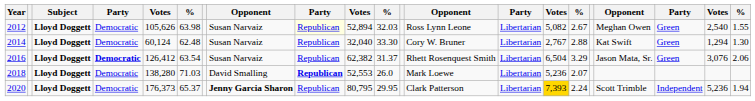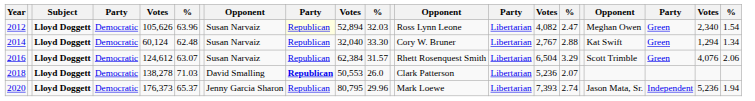(190, 27) 63.98 -> (187, 27) 63.96
(556, 27) 5,082 -> (546, 27) 4,082
(579, 27) 2.67 -> (570, 27) 2.47
(717, 27) 2,540 -> (708, 27) 2,340
(741, 27) 1.55 -> (731, 27) 1.54
(741, 42) 1.30 -> (731, 42) 1.34
(118, 58) bold -> (117, 58) normal
(160, 58) 126,412 -> (157, 58) 124,612
(190, 58) 63.54 -> (187, 58) 63.07
(360, 58) 62,382 -> (350, 58) 62,384
(387, 58) 31.37 -> (378, 58) 31.57
(624, 58) Jason Mata, Sr. -> (612, 58) Scott Trimble
(717, 58) 3,076 -> (708, 58) 4,076
(160, 73) 138,280 -> (157, 73) 138,278
(360, 73) 52,553 -> (350, 73) 50,553
(430, 73) Mark Loewe -> (425, 73) Clark Patterson
(251, 88) bold -> (245, 88) normal
(387, 88) 29.95 -> (378, 88) 29.96
(435, 88) Clark Patterson -> (420, 88) Mark Loewe
(556, 88) gold background -> (546, 88) no background
(579, 88) 2.24 -> (570, 88) 2.74
(621, 88) Scott Trimble -> (615, 88) Jason Mata, Sr.
